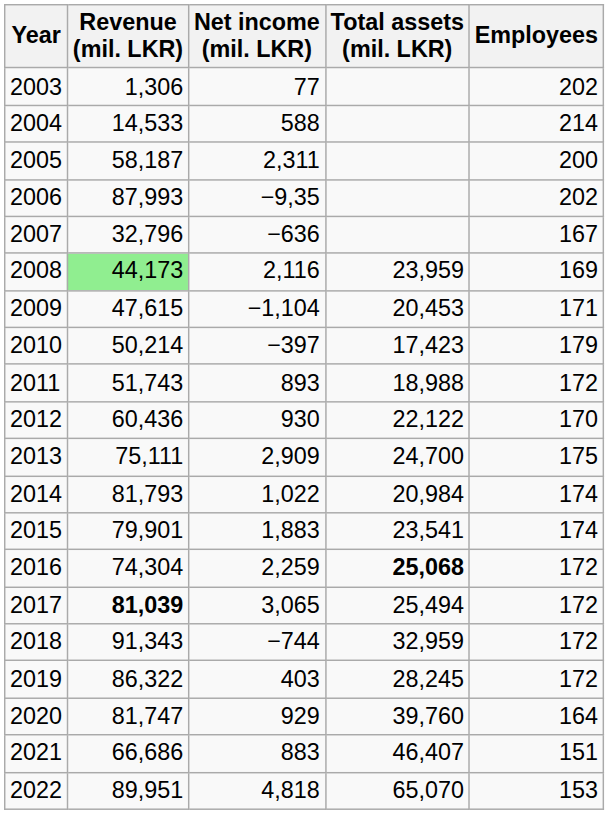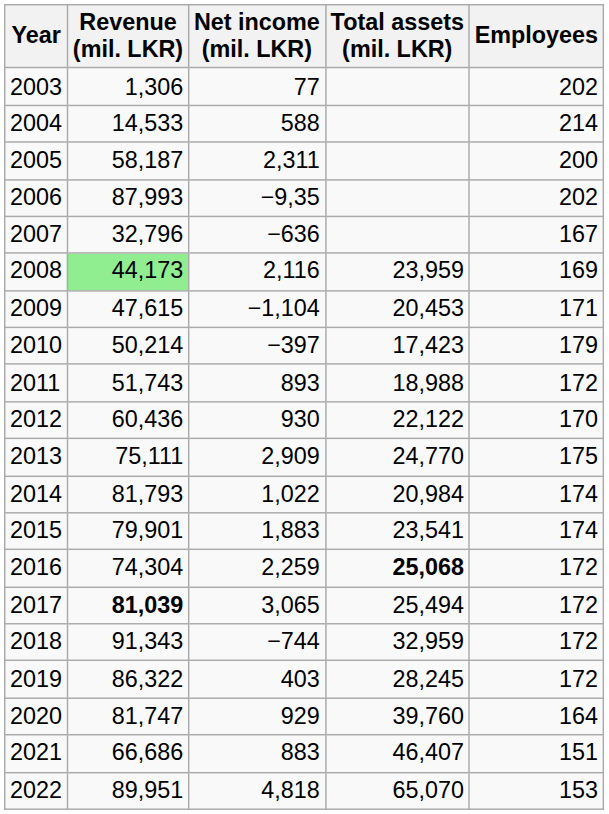(428, 456) 24,700 -> (428, 456) 24,770
